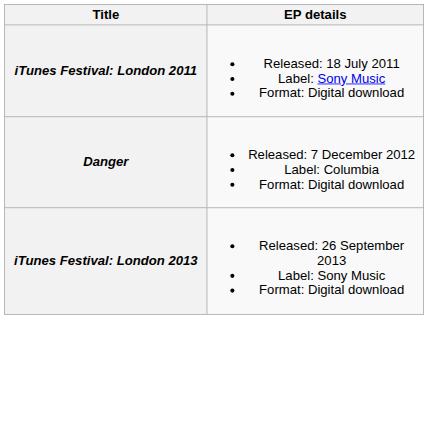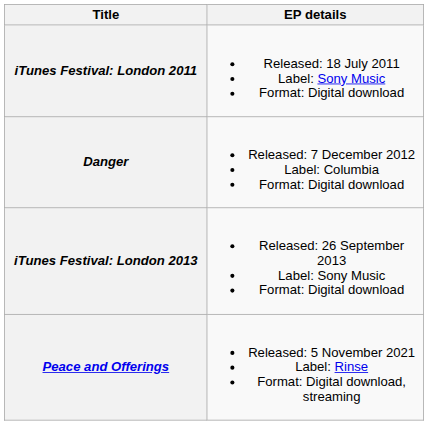+ row: (106, 367)
